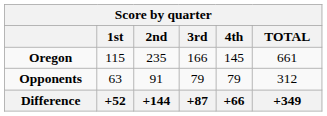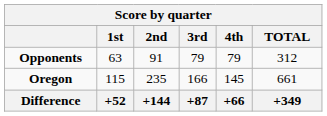rows swapped: (51, 57) <-> (51, 79)
